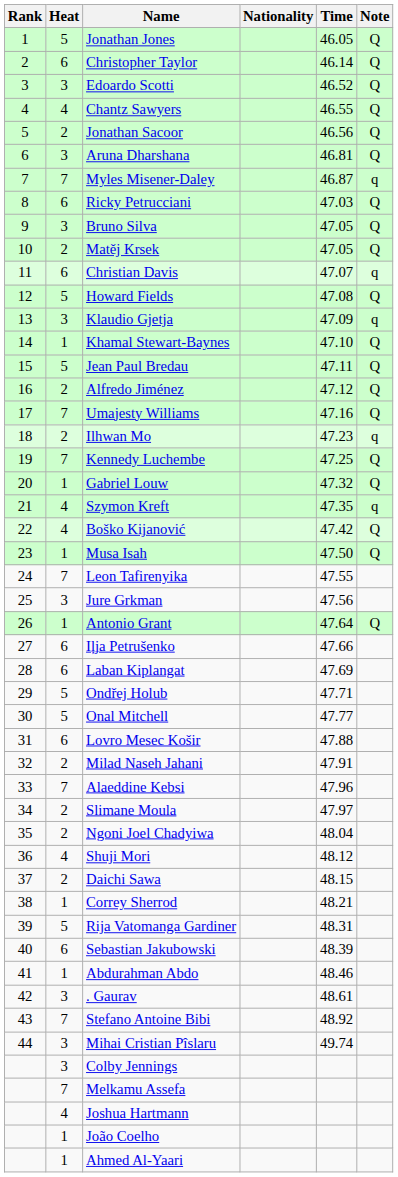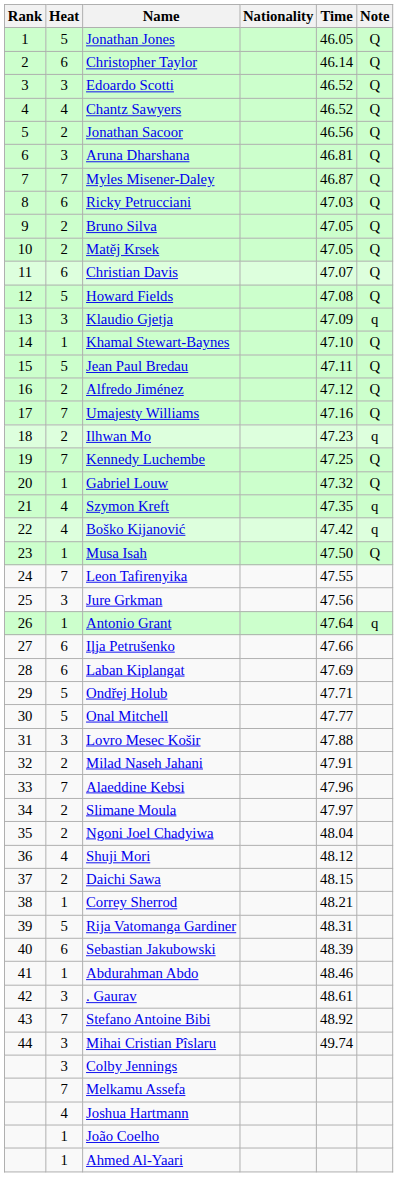(337, 109) 46.55 -> (337, 109) 46.52
(375, 179) q -> (375, 179) Q
(64, 226) 3 -> (64, 226) 2
(375, 272) q -> (375, 272) Q
(375, 529) Q -> (375, 529) q
(375, 623) Q -> (375, 623) q
(64, 739) 6 -> (64, 739) 3
